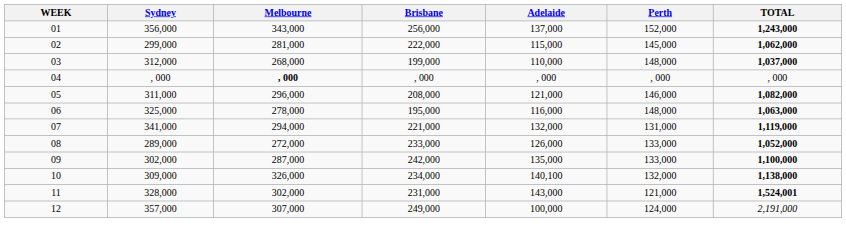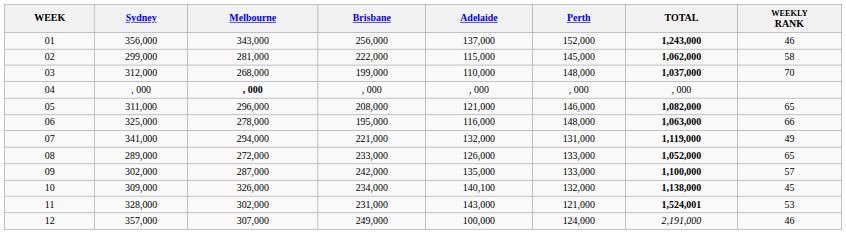+ column: (789, 19)
